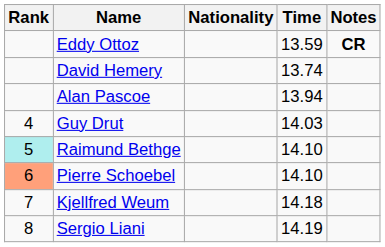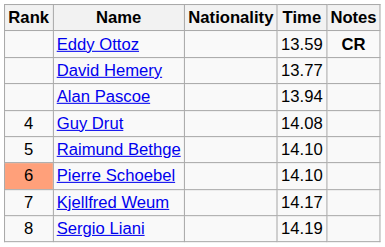(302, 70) 13.74 -> (302, 70) 13.77
(302, 123) 14.03 -> (302, 123) 14.08
(29, 149) paleturquoise background -> (29, 149) no background
(302, 202) 14.18 -> (302, 202) 14.17
